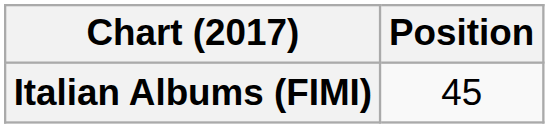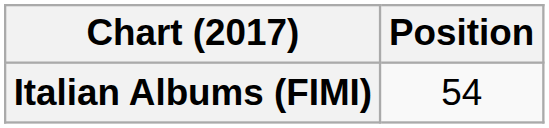(462, 92) 45 -> (462, 92) 54
